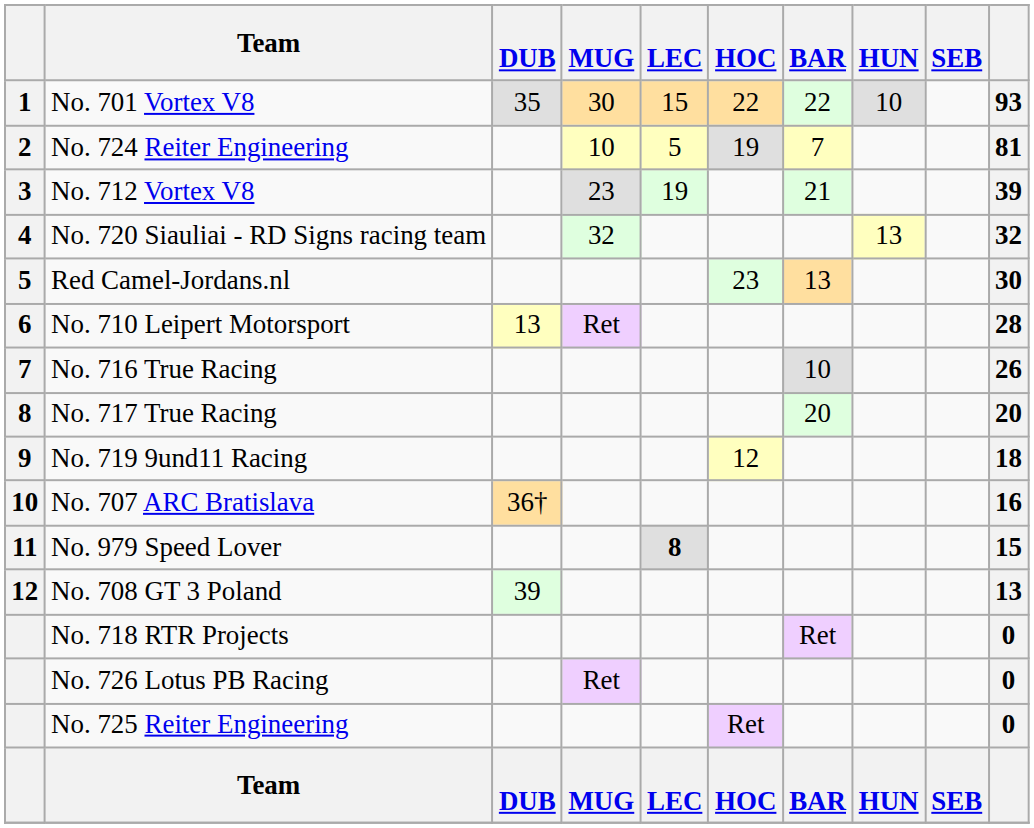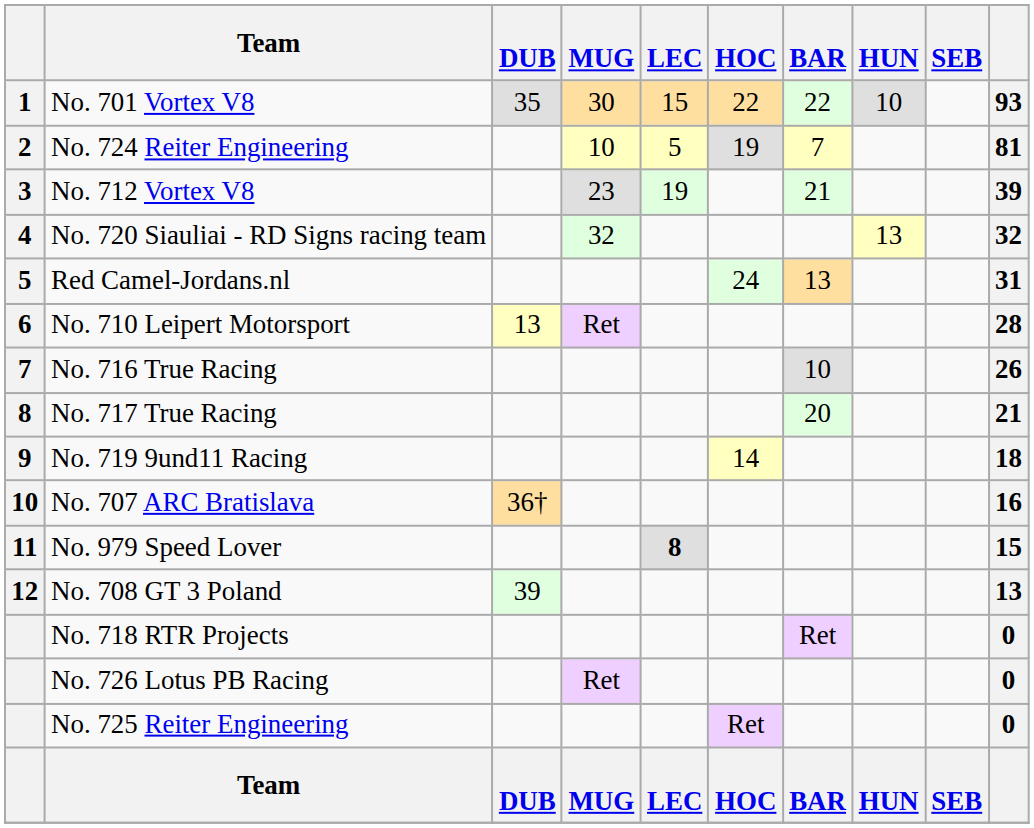(746, 280) 23 -> (746, 280) 24
(1008, 280) 30 -> (1008, 280) 31
(1008, 413) 20 -> (1008, 413) 21
(746, 457) 12 -> (746, 457) 14
